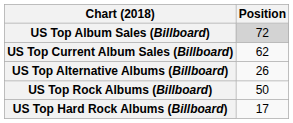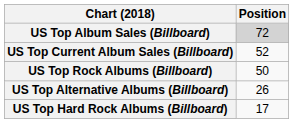(262, 52) 62 -> (262, 52) 52
rows swapped: (120, 71) <-> (120, 90)
